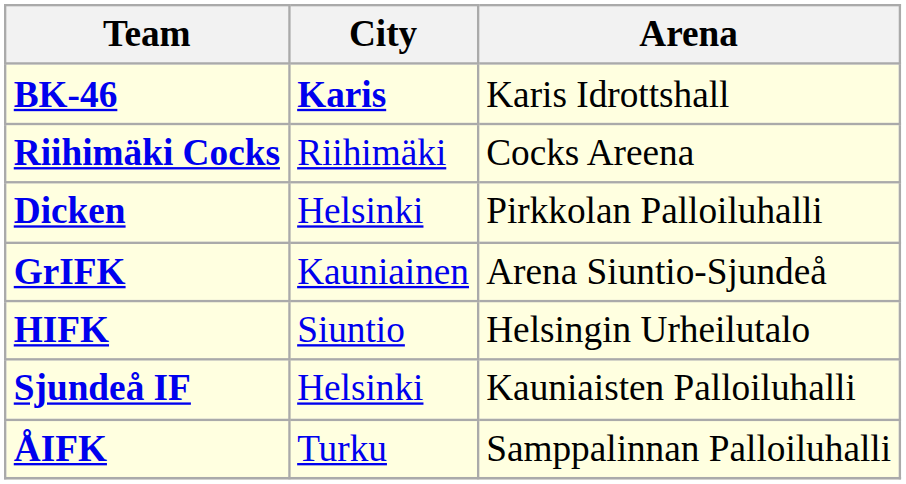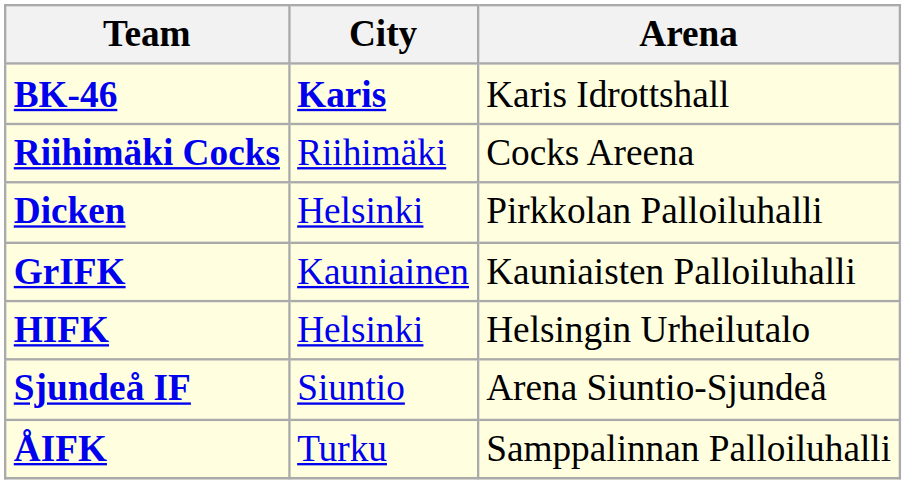(656, 270) Arena Siuntio-Sjundeå -> (671, 270) Kauniaisten Palloiluhalli
(351, 329) Siuntio -> (360, 329) Helsinki
(360, 388) Helsinki -> (351, 388) Siuntio
(671, 388) Kauniaisten Palloiluhalli -> (656, 388) Arena Siuntio-Sjundeå
